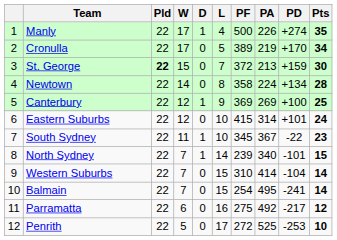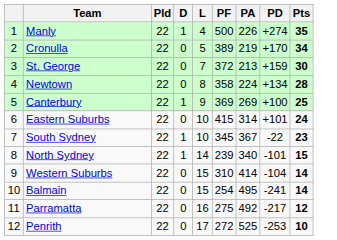- column: (183, 13)
(162, 66) bold -> (162, 66) normal
